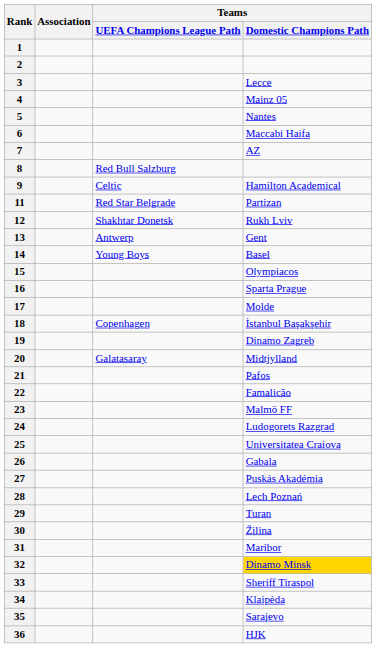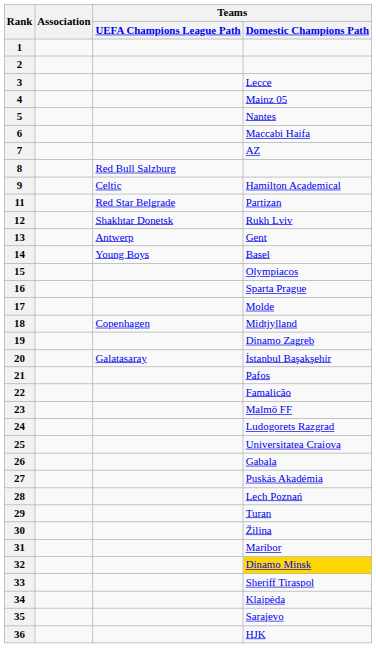(288, 323) İstanbul Başakşehir -> (271, 323) Midtjylland
(271, 358) Midtjylland -> (288, 358) İstanbul Başakşehir
